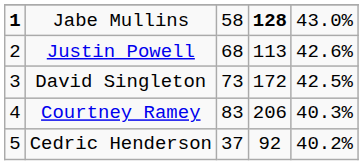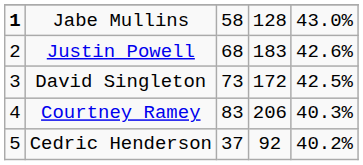(270, 20) bold -> (270, 20) normal
(270, 51) 113 -> (270, 51) 183
